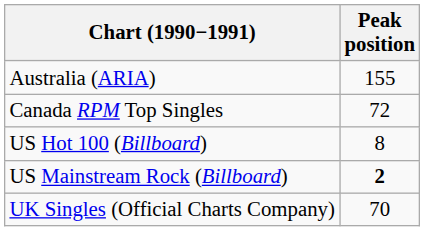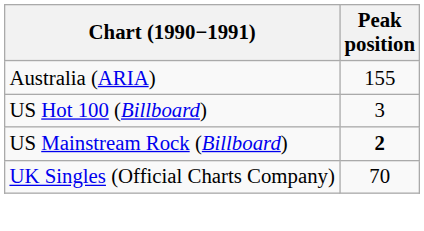- row: (116, 110)
(380, 143) 8 -> (380, 110) 3
